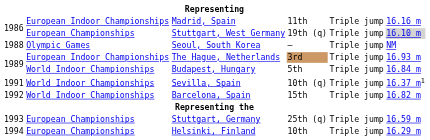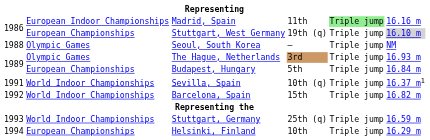(357, 22) no background -> (357, 22) lightgreen background
(98, 57) European Indoor Championships -> (58, 57) Olympic Games
(90, 69) World Indoor Championships -> (80, 69) European Championships
(80, 119) European Championships -> (90, 119) World Indoor Championships
